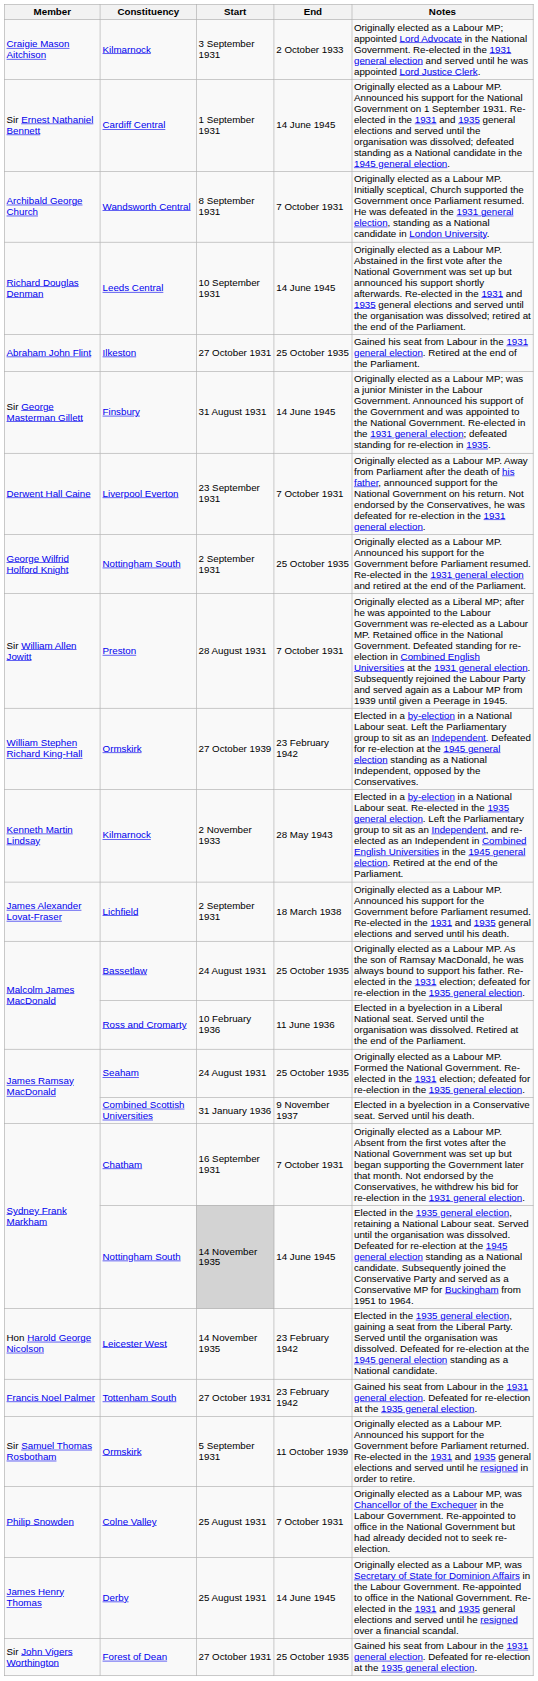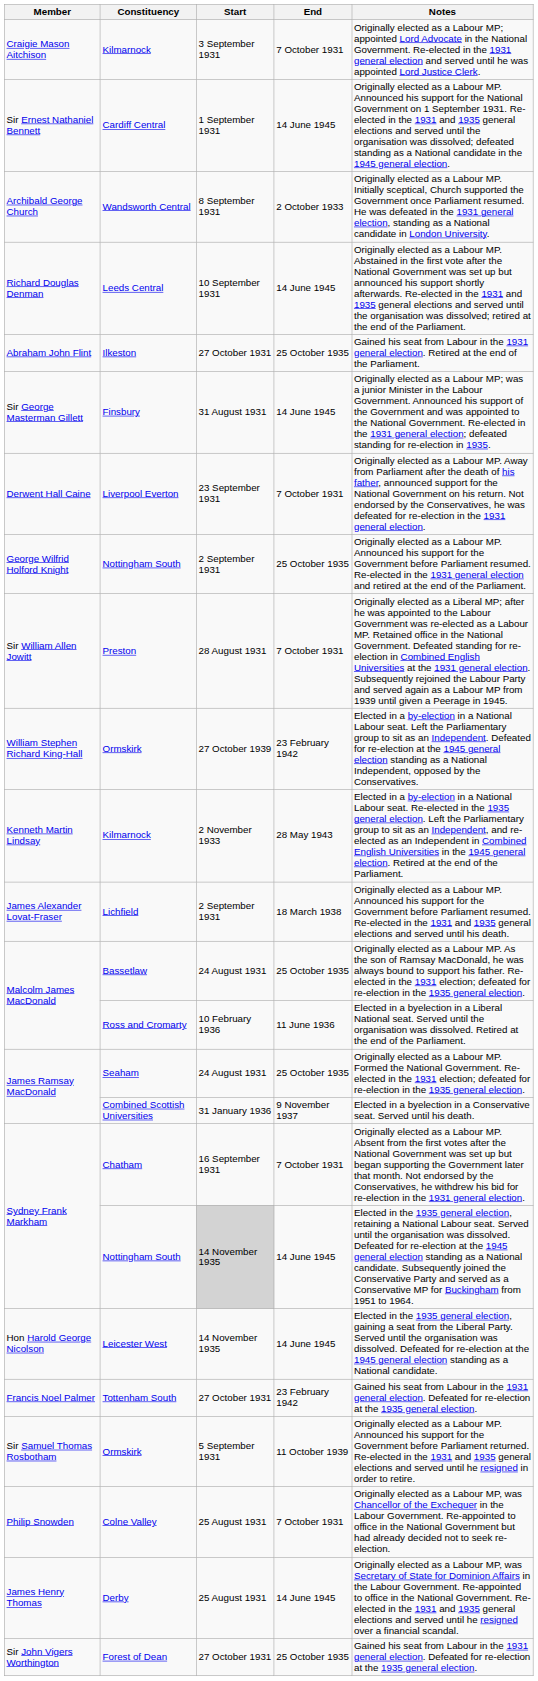(310, 49) 2 October 1933 -> (310, 49) 7 October 1931
(310, 206) 7 October 1931 -> (310, 206) 2 October 1933
(303, 1343) 23 February 1942 -> (306, 1343) 14 June 1945
